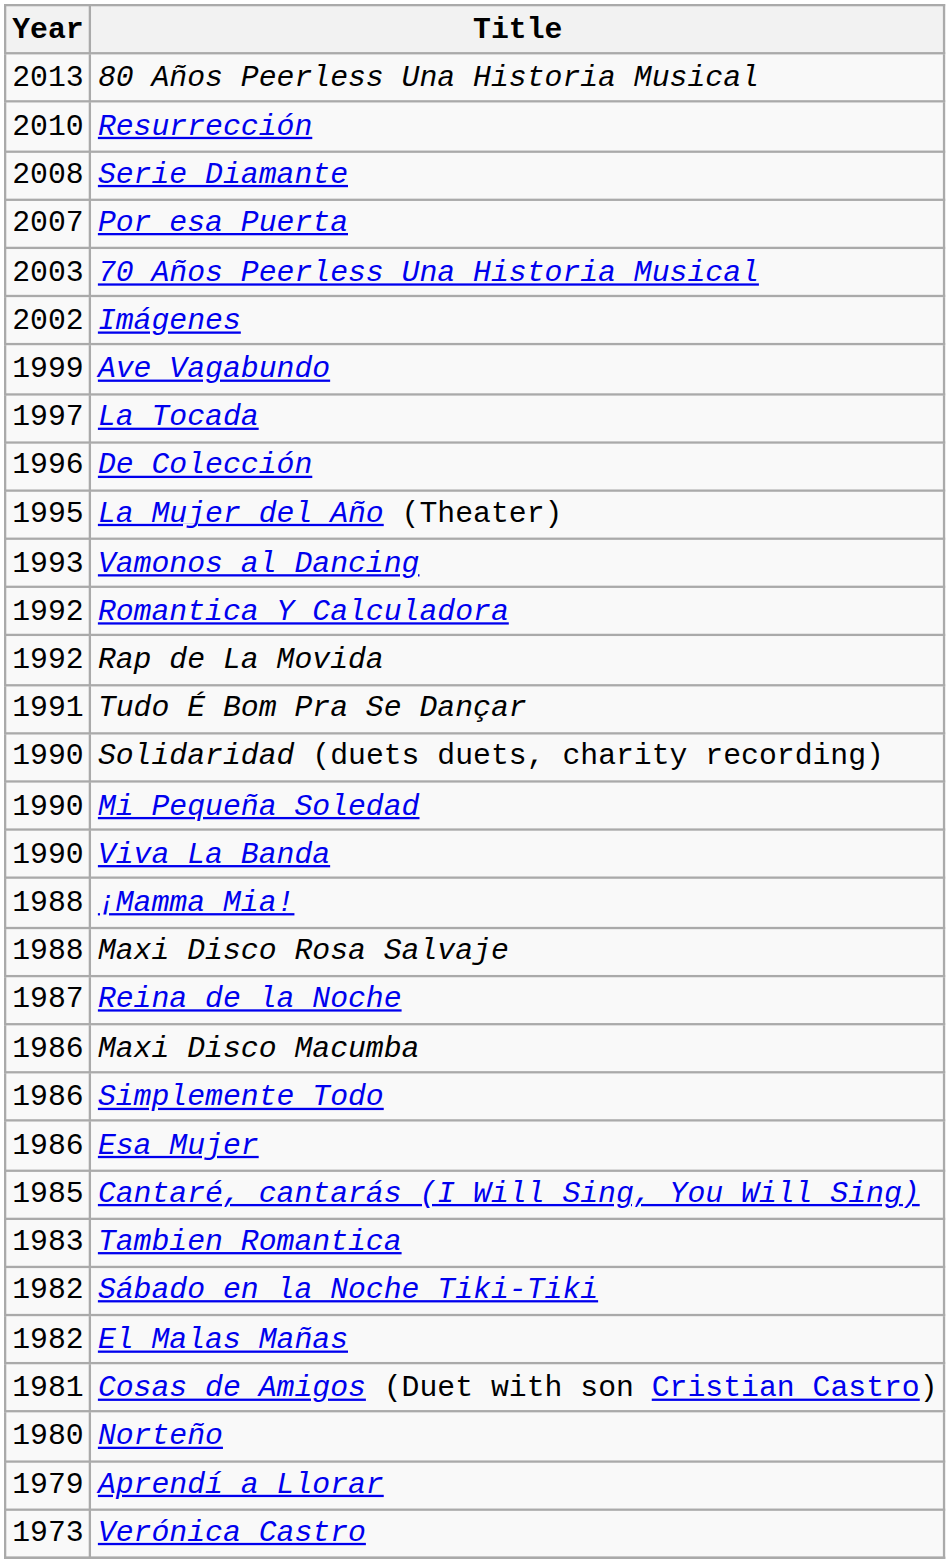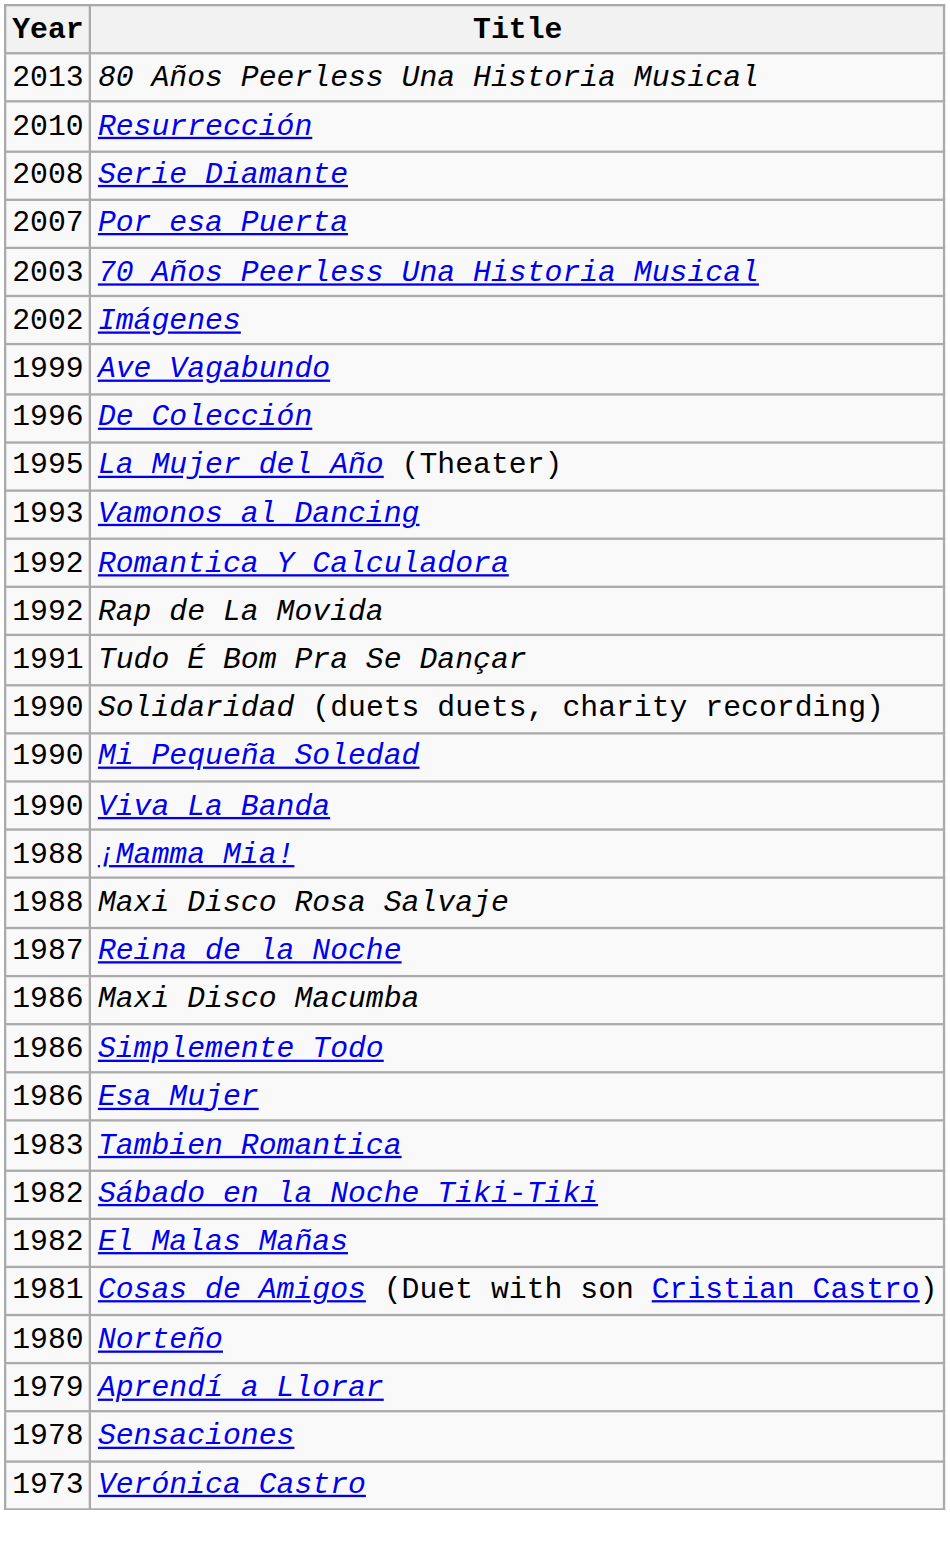- row: (178, 418)
- row: (509, 1194)
+ row: (196, 1436)
